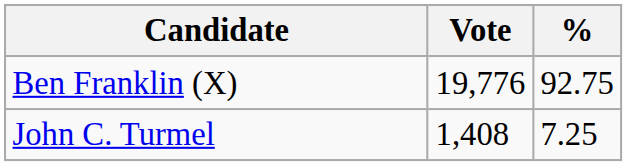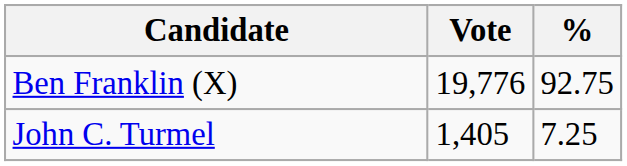(472, 133) 1,408 -> (472, 133) 1,405
